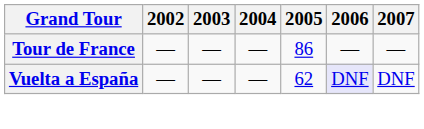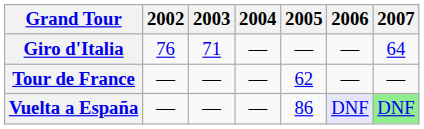+ row: (74, 49)
(304, 49) 86 -> (304, 78) 62
(304, 78) 62 -> (304, 108) 86
(396, 78) no background -> (396, 108) lightgreen background
